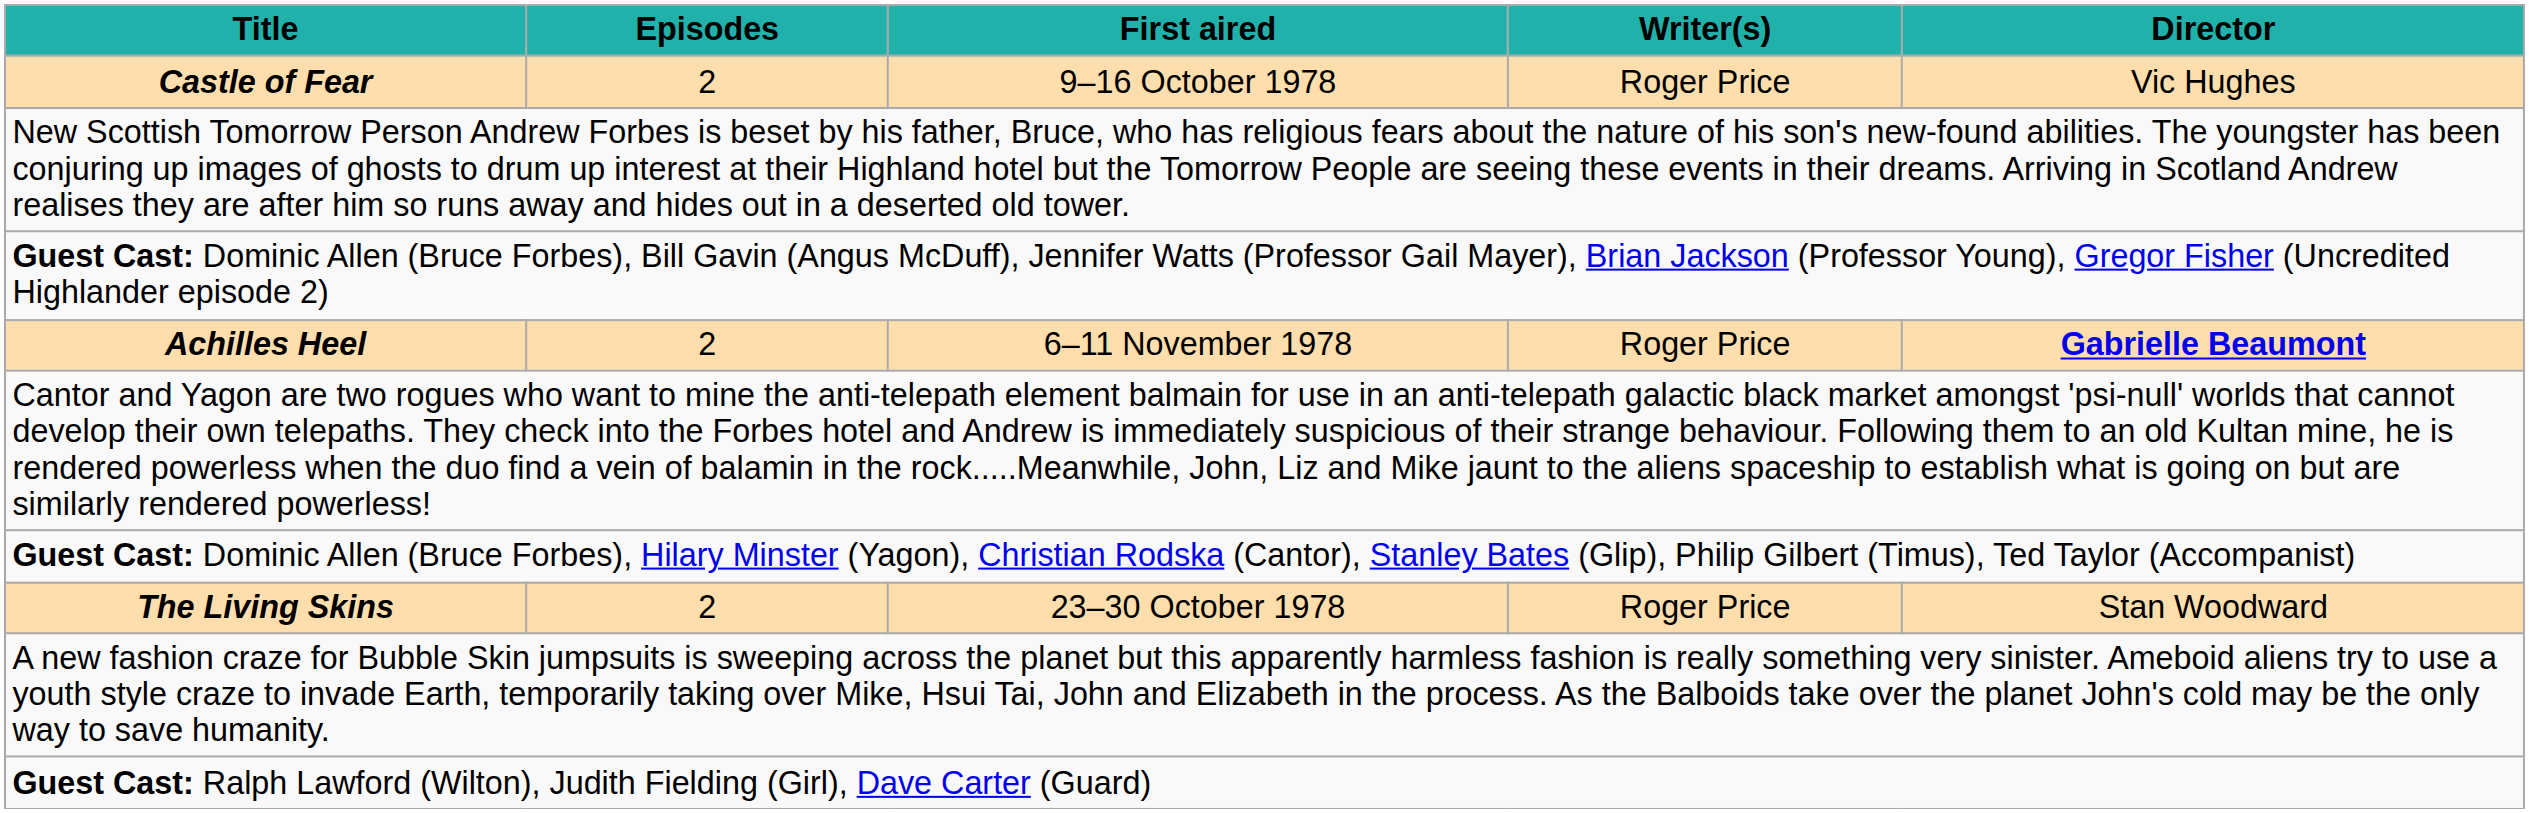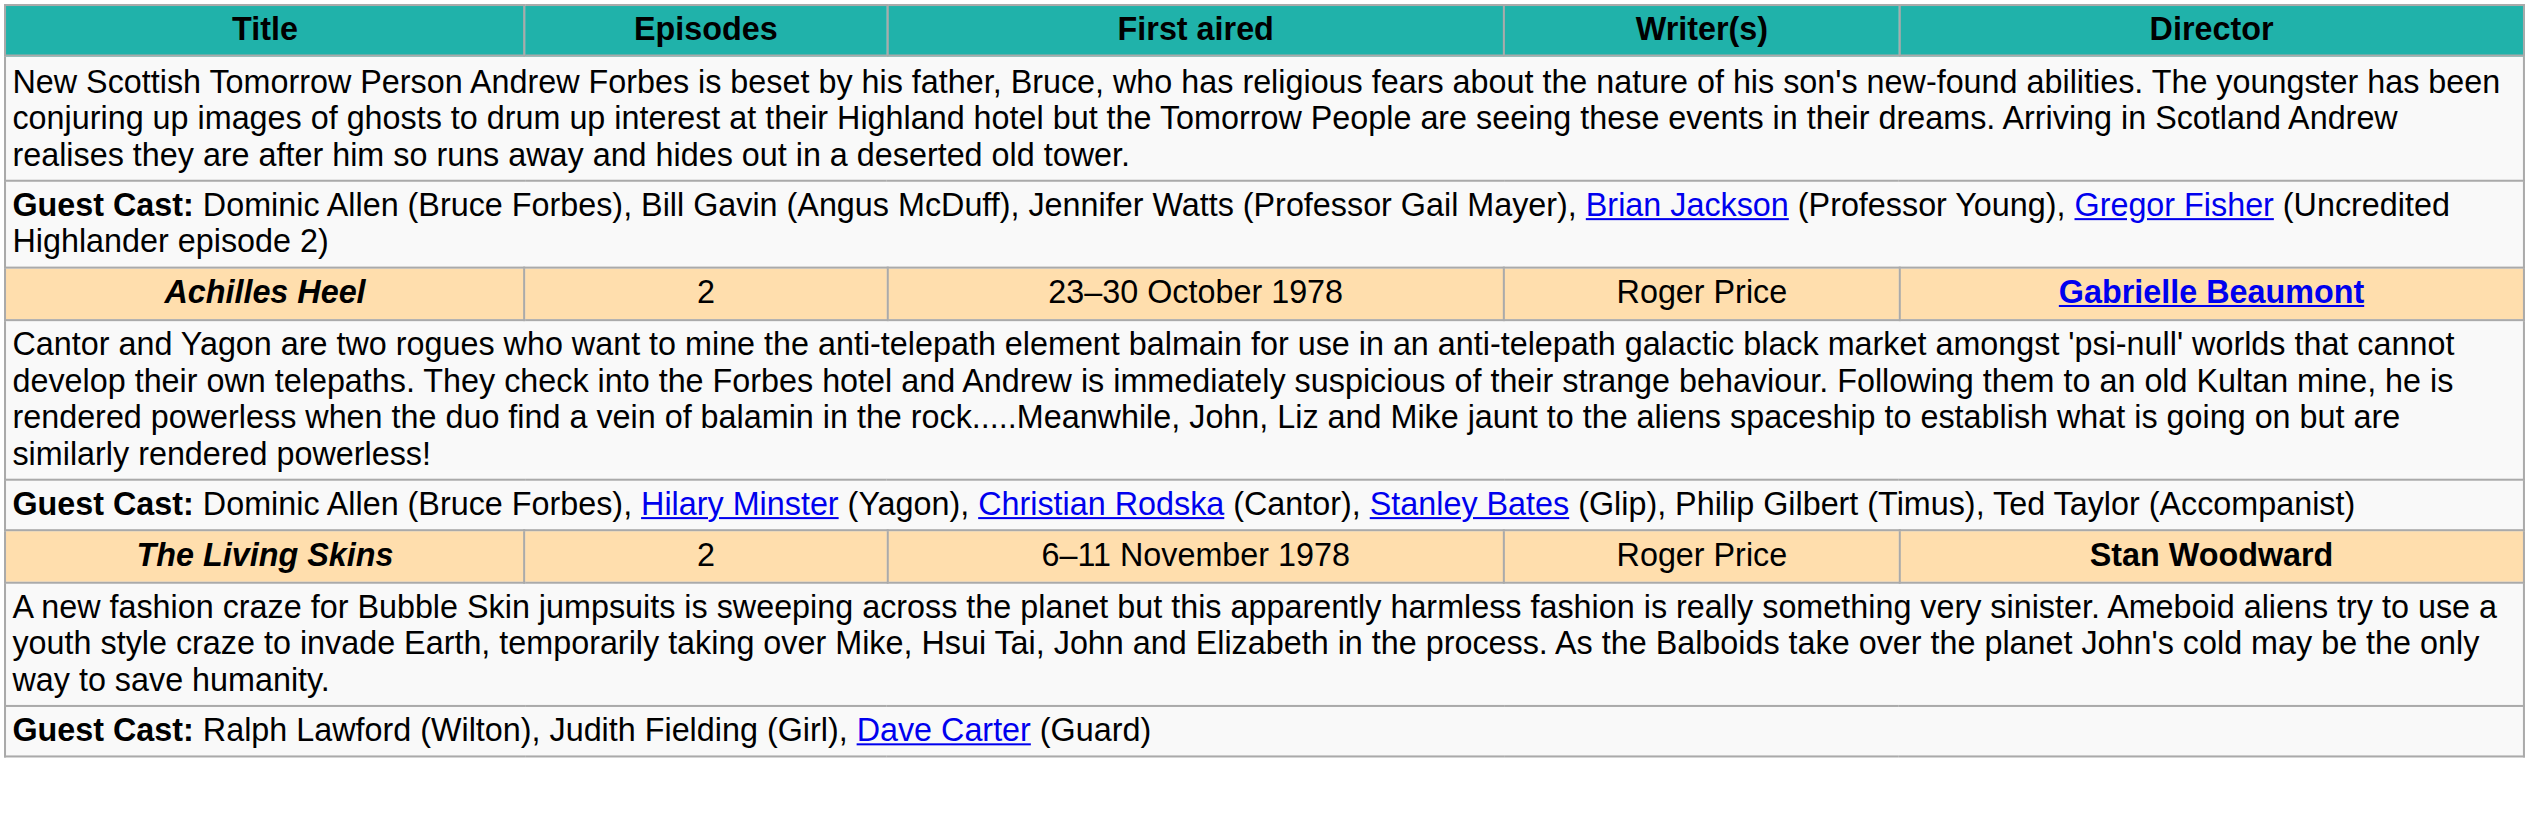- row: (266, 81)
(1198, 344) 6–11 November 1978 -> (1196, 292) 23–30 October 1978
(1198, 607) 23–30 October 1978 -> (1196, 555) 6–11 November 1978
(2213, 607) normal -> (2212, 555) bold
